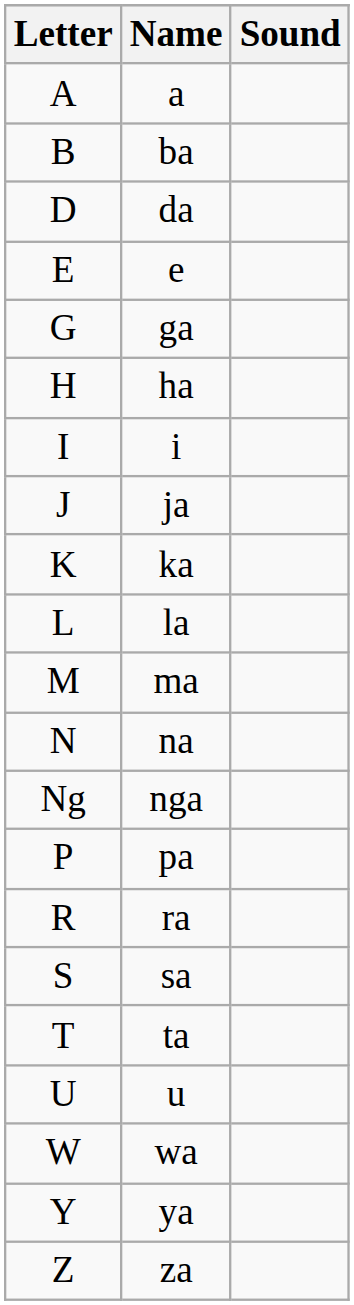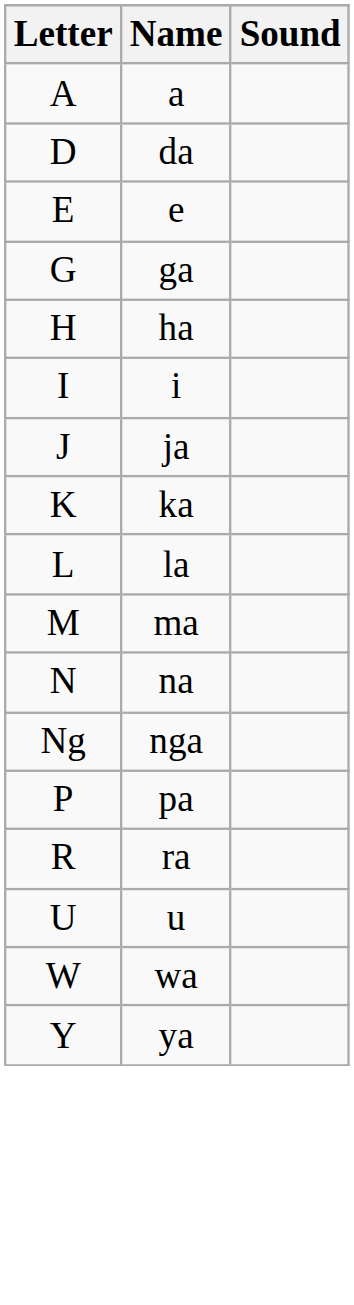- row: (176, 151)
- row: (176, 975)
- row: (176, 1034)
- row: (176, 1270)
